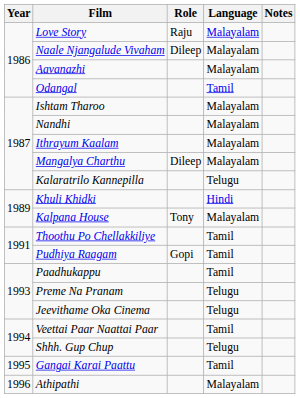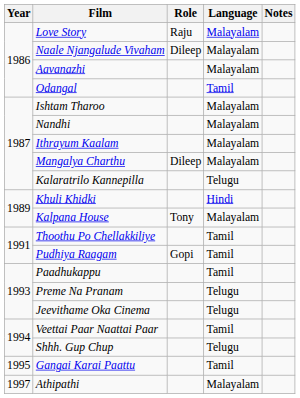(19, 384) 1996 -> (19, 384) 1997
